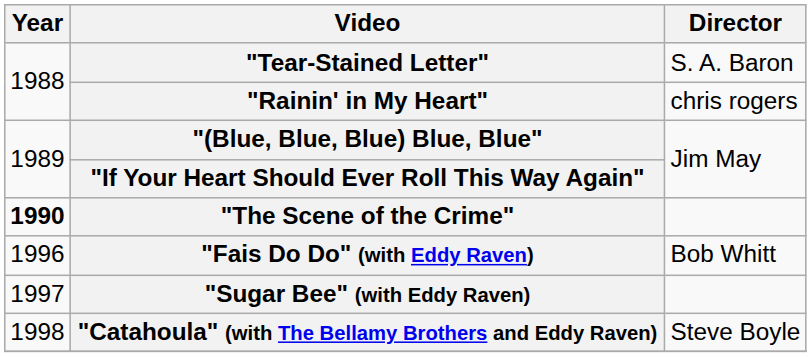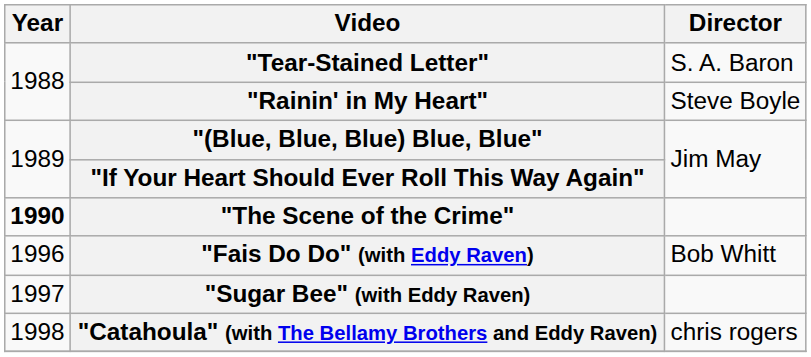(734, 100) chris rogers -> (735, 100) Steve Boyle
(735, 332) Steve Boyle -> (734, 332) chris rogers
